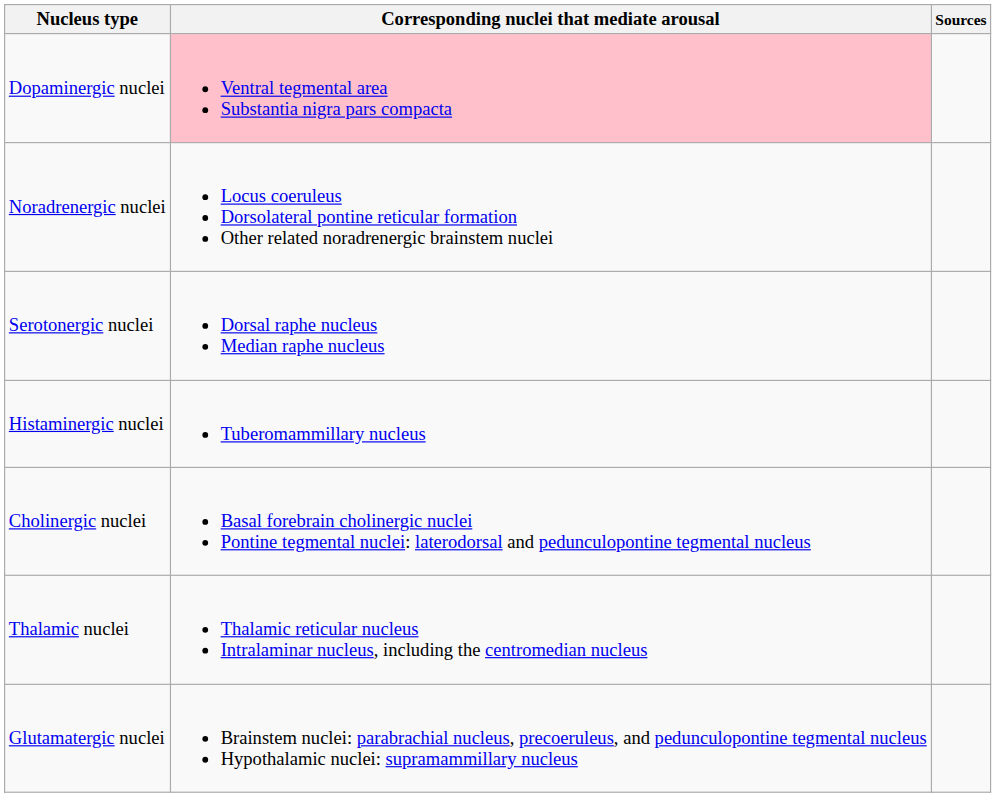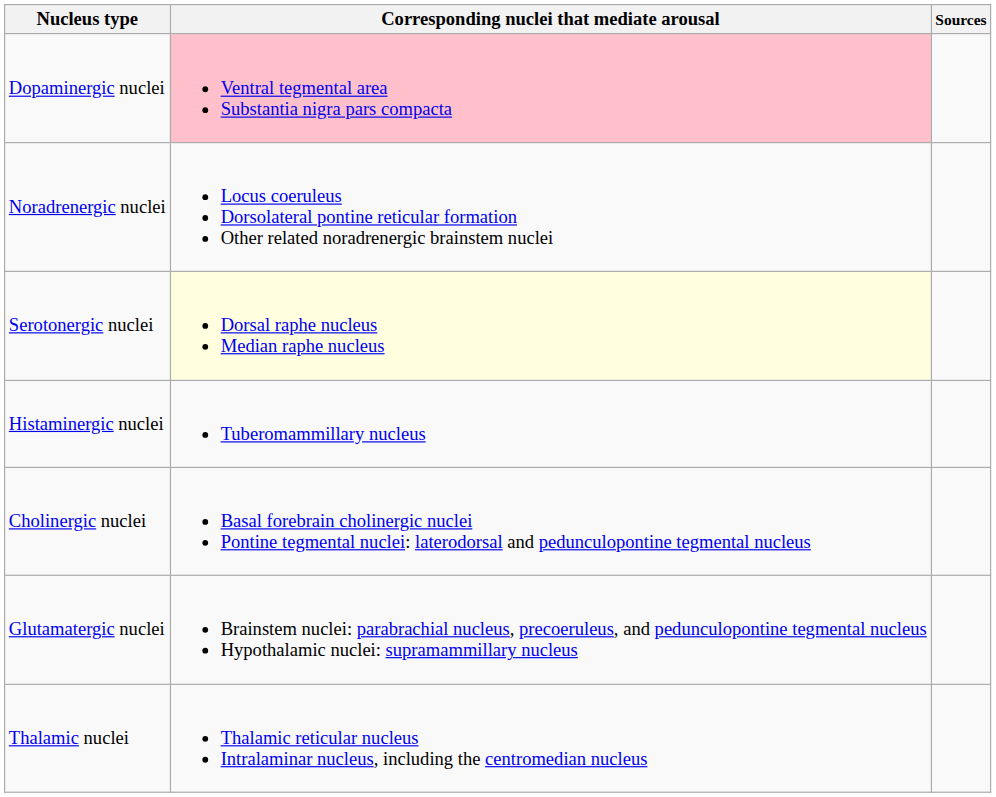(550, 336) no background -> (550, 336) lightyellow background
rows swapped: (87, 737) <-> (69, 629)
